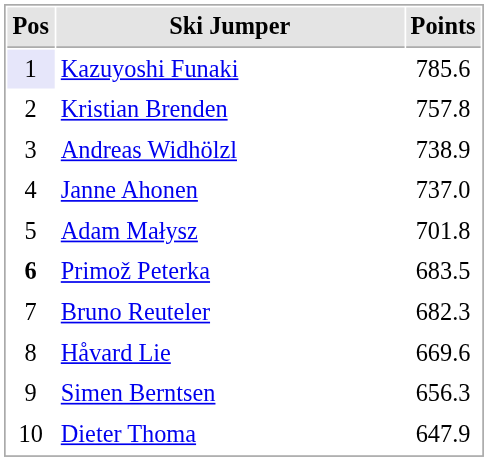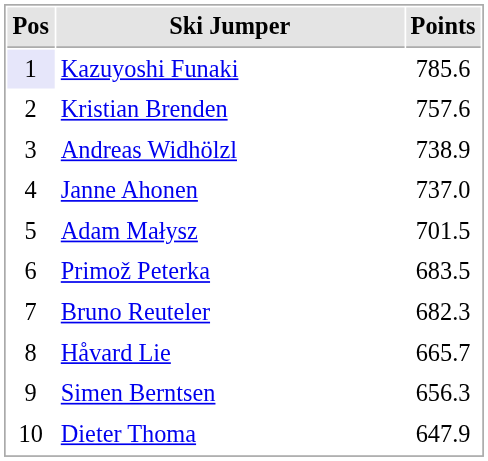(443, 109) 757.8 -> (443, 109) 757.6
(443, 230) 701.8 -> (443, 230) 701.5
(31, 271) bold -> (31, 271) normal
(443, 352) 669.6 -> (443, 352) 665.7
